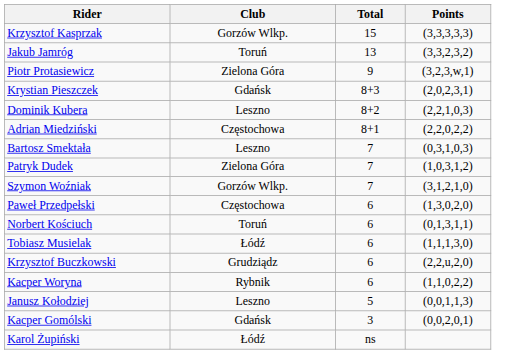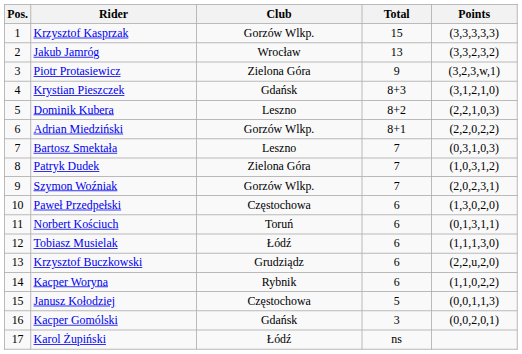+ column: (18, 13)
(253, 52) Toruń -> (279, 52) Wrocław
(448, 90) (2,0,2,3,1) -> (474, 90) (3,1,2,1,0)
(253, 128) Częstochowa -> (279, 128) Gorzów Wlkp.
(448, 186) (3,1,2,1,0) -> (474, 186) (2,0,2,3,1)
(253, 301) Leszno -> (279, 301) Częstochowa
